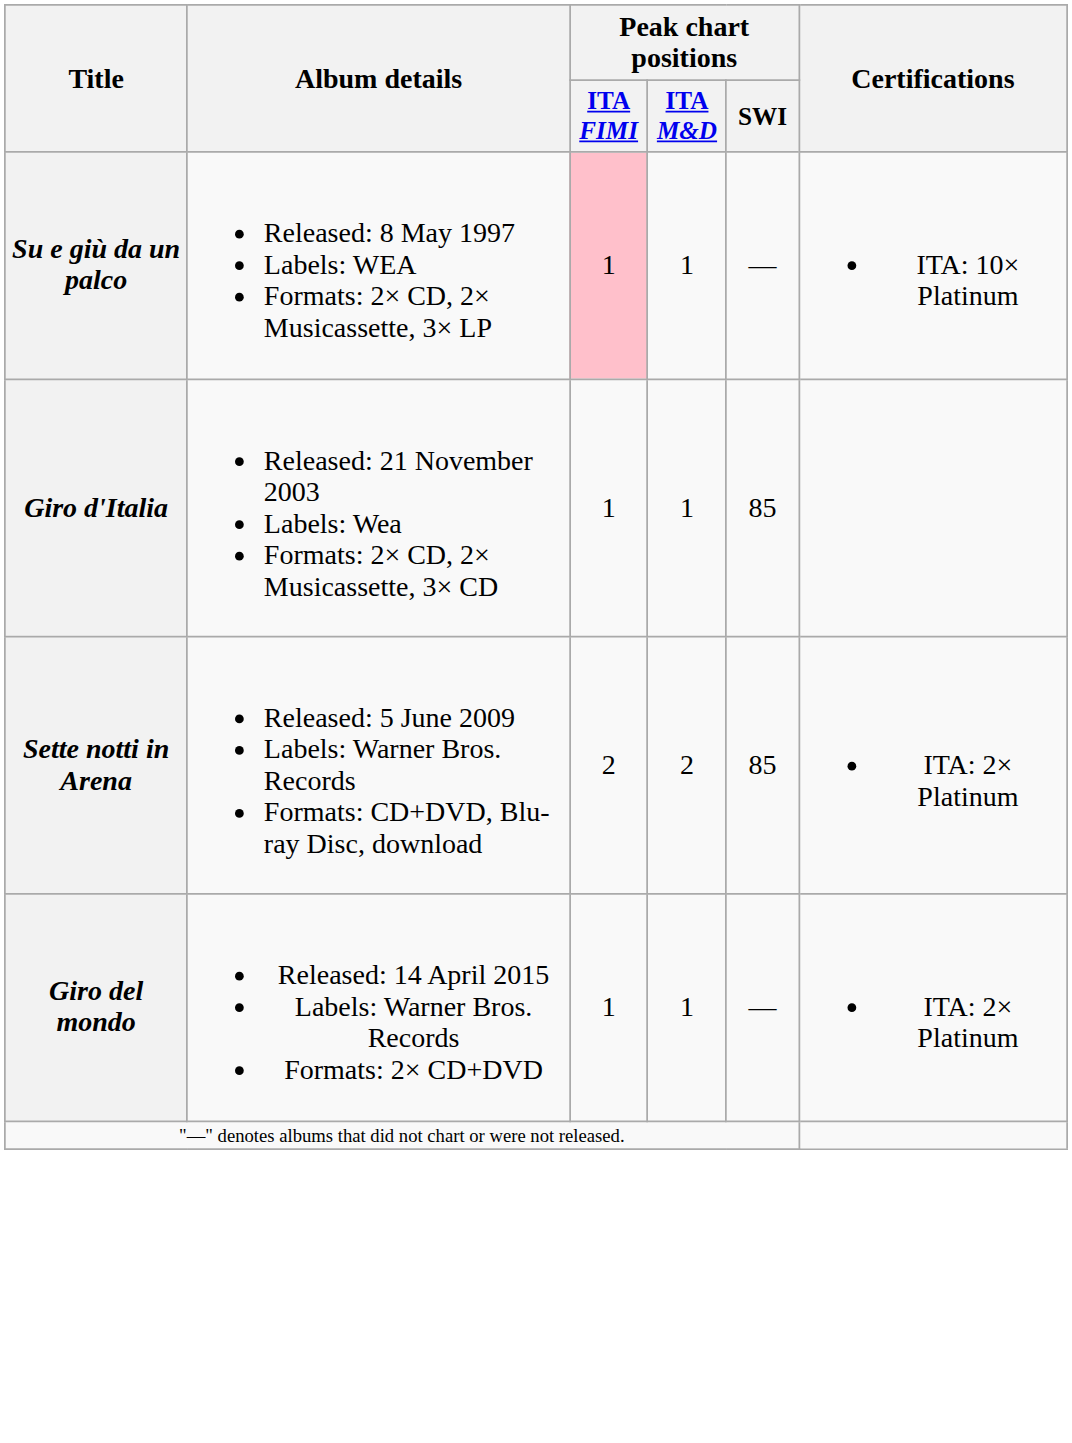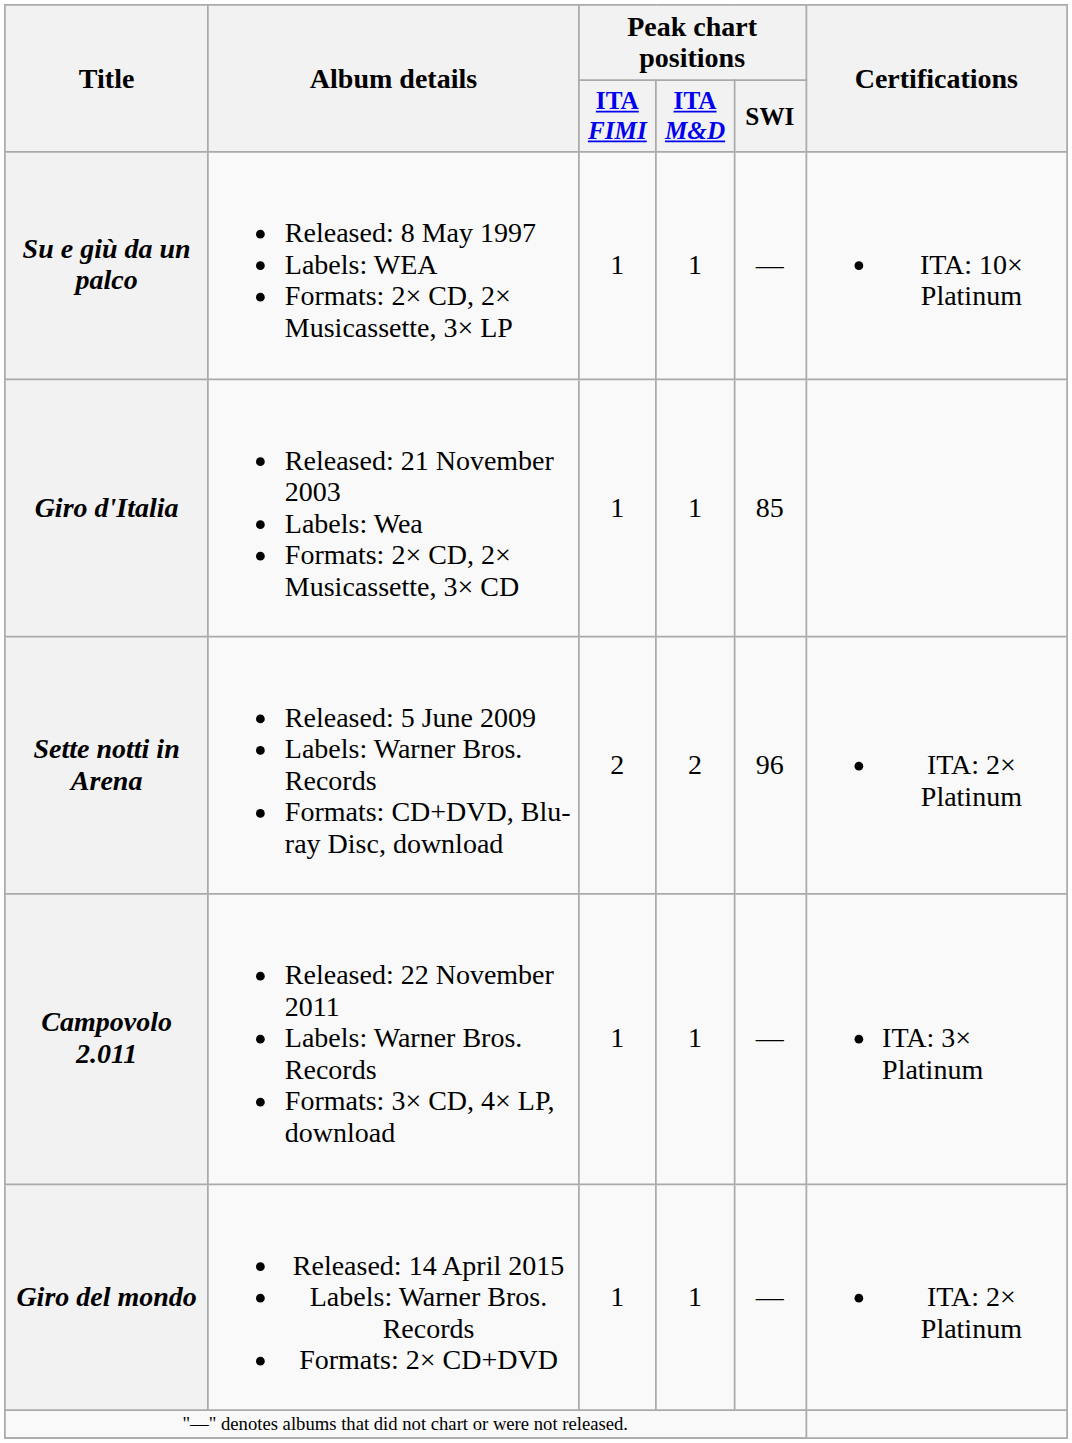(609, 264) pink background -> (617, 264) no background
(763, 764) 85 -> (770, 764) 96
+ row: (107, 1038)
